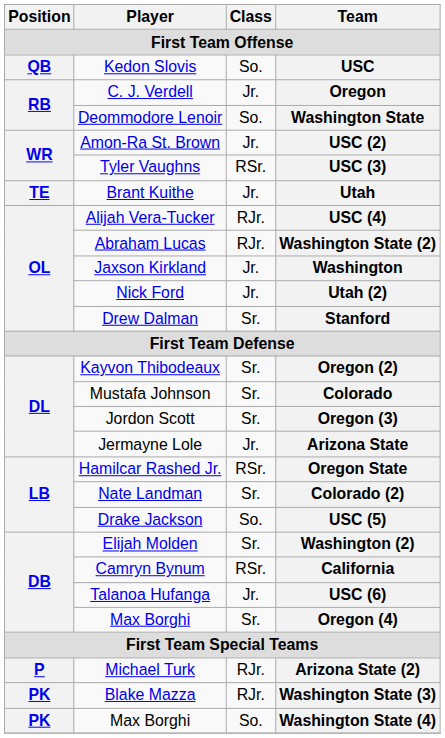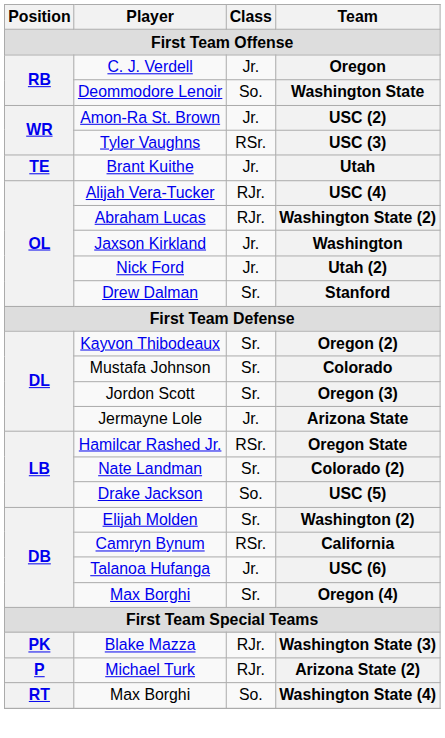- row: (358, 67)
rows swapped: (358, 695) <-> (358, 670)
(39, 720) PK -> (39, 695) RT
